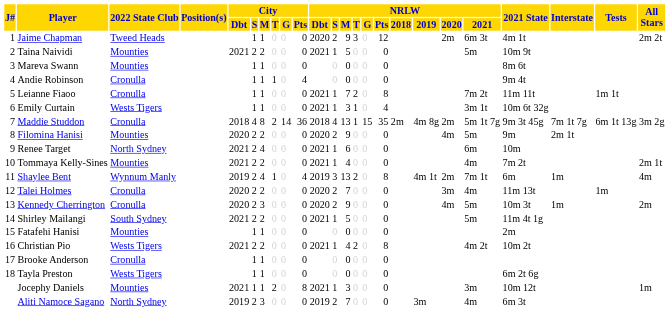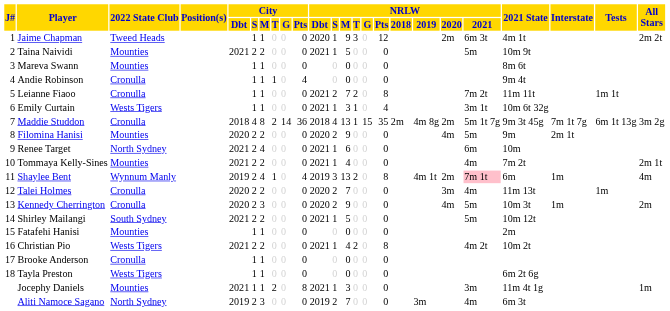(335, 38) 2 -> (335, 38) 1
(335, 93) 1 -> (335, 93) 2
(476, 177) no background -> (476, 177) pink background
(523, 218) 11m 4t 1g -> (519, 218) 10m 12t
(519, 287) 10m 12t -> (523, 287) 11m 4t 1g
